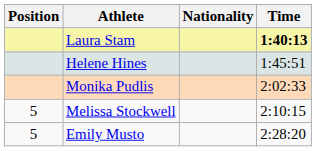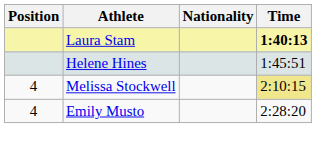- row: (110, 87)
(34, 110) 5 -> (34, 87) 4
(283, 110) no background -> (283, 87) khaki background
(34, 134) 5 -> (34, 110) 4
